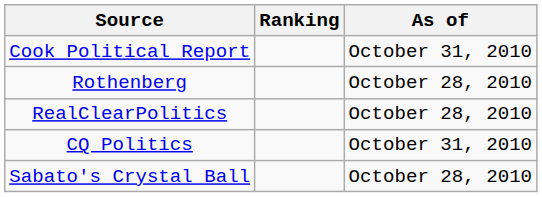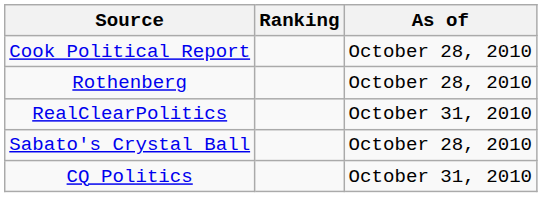(440, 51) October 31, 2010 -> (440, 51) October 28, 2010
(440, 114) October 28, 2010 -> (440, 114) October 31, 2010
rows swapped: (130, 176) <-> (130, 145)
